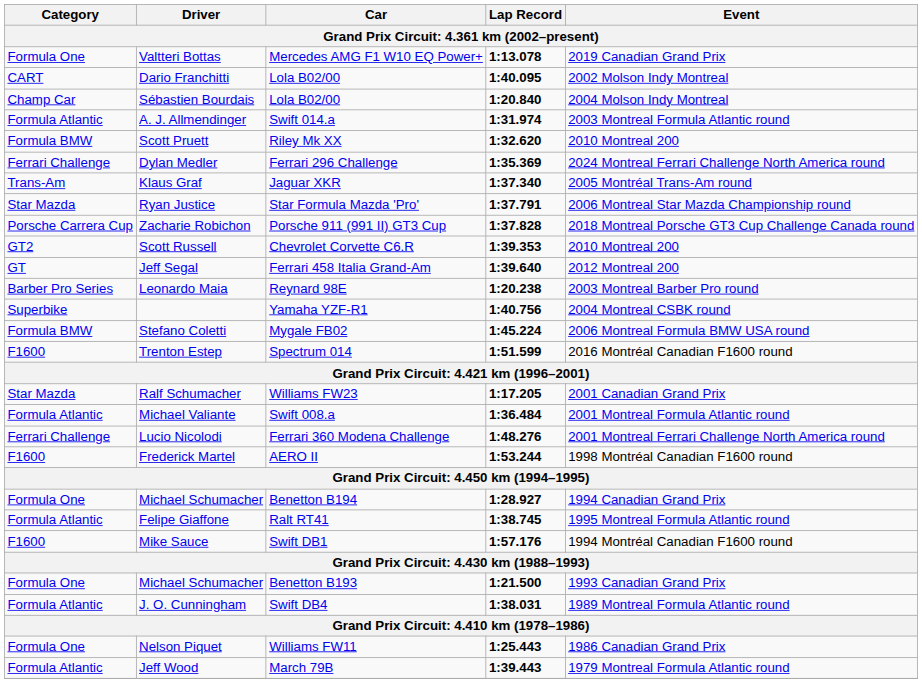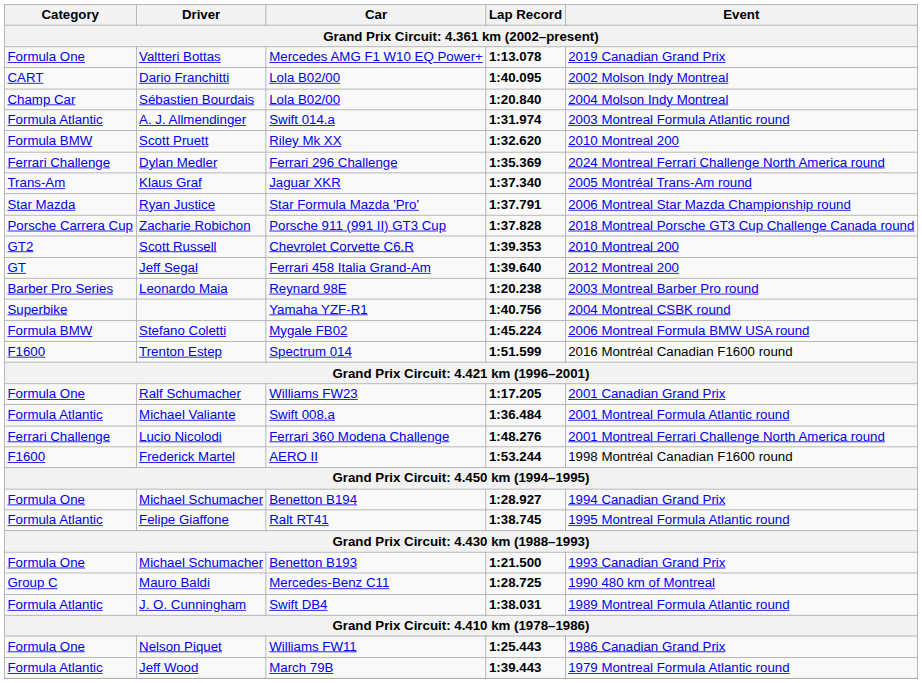(41, 394) Star Mazda -> (46, 394) Formula One
- row: (174, 541)
+ row: (175, 583)
